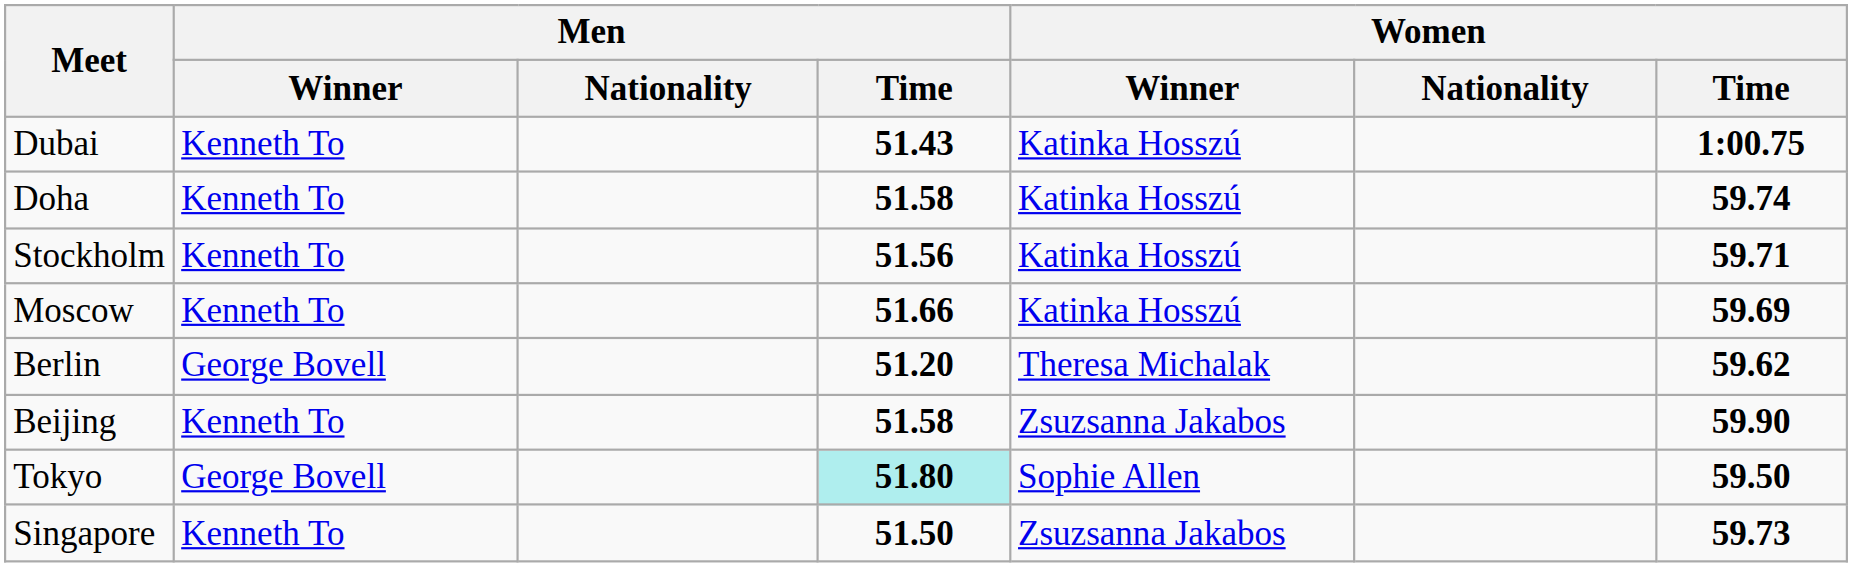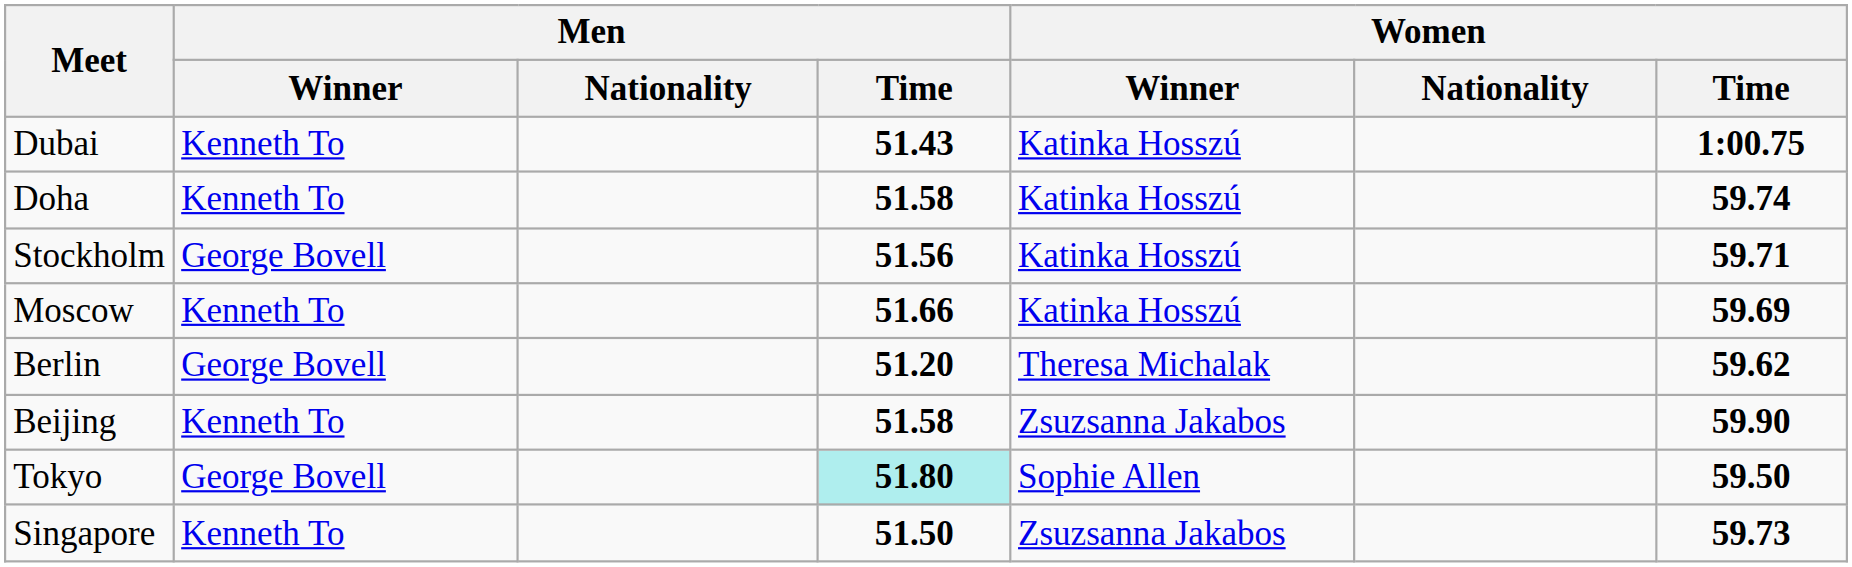(263, 254) Kenneth To -> (284, 254) George Bovell
